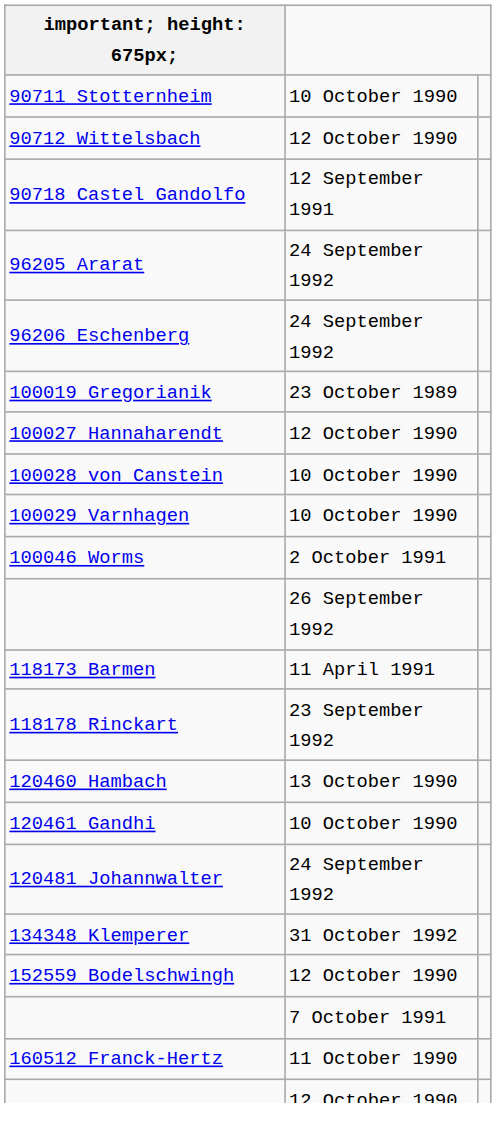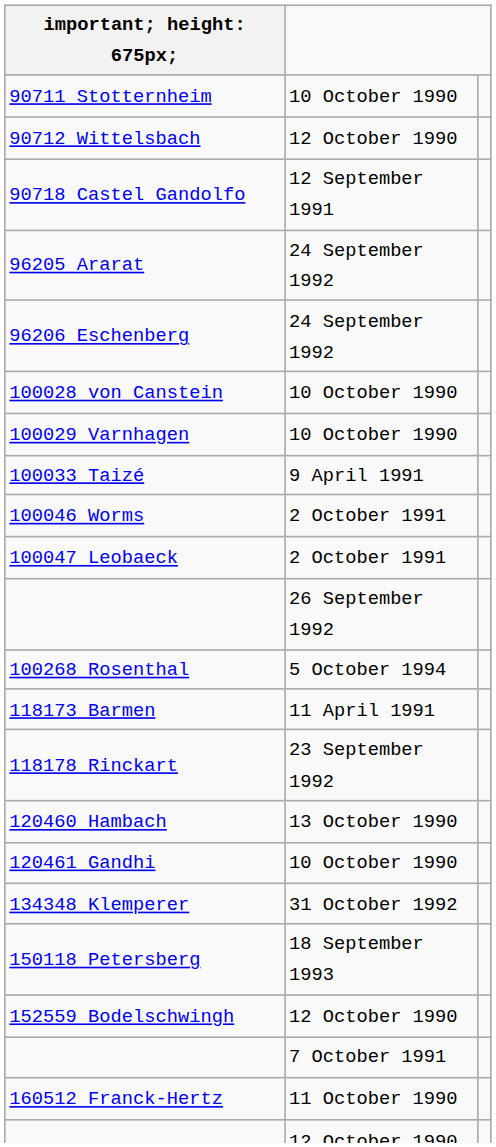- row: (111, 392)
- row: (116, 433)
+ row: (77, 475)
+ row: (94, 558)
+ row: (99, 669)
- row: (116, 879)
+ row: (105, 959)
